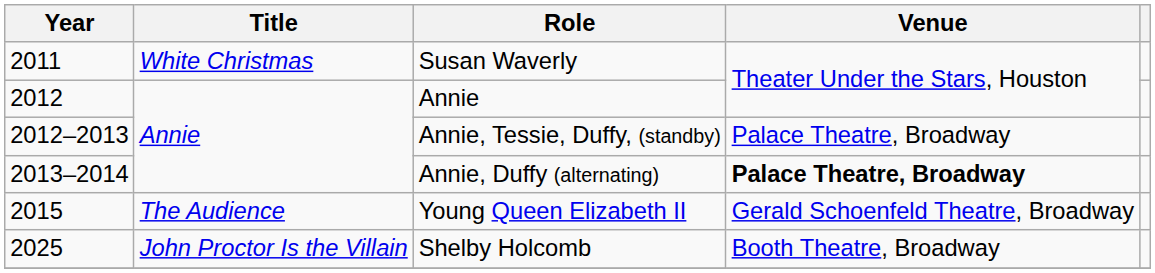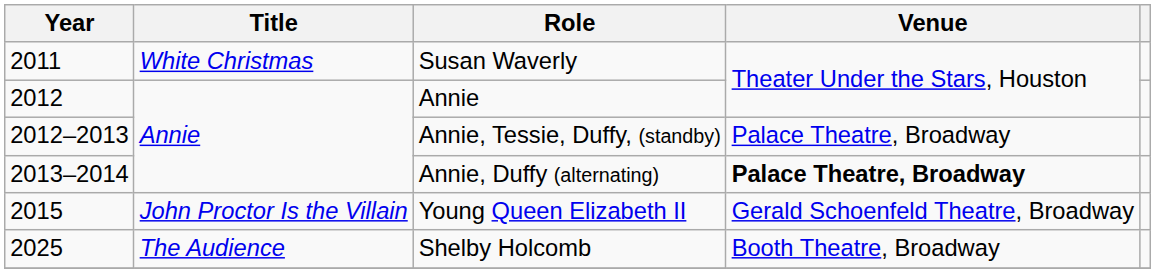(212, 211) The Audience -> (274, 211) John Proctor Is the Villain
(274, 248) John Proctor Is the Villain -> (212, 248) The Audience
